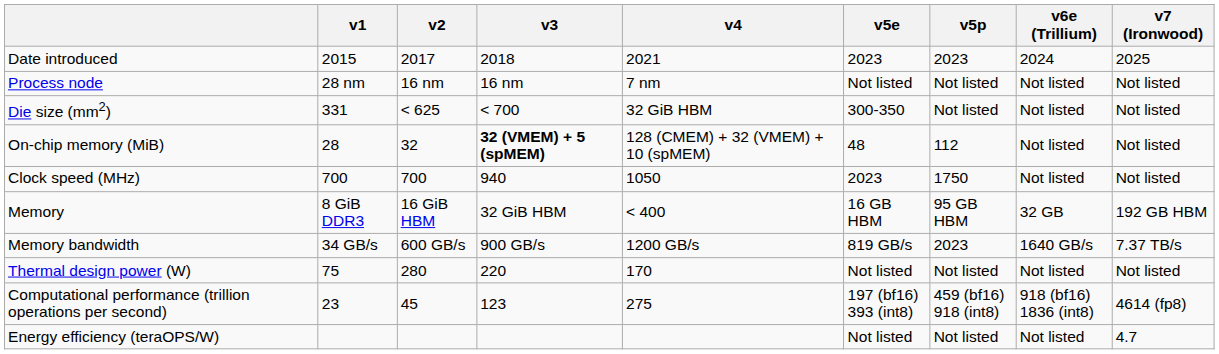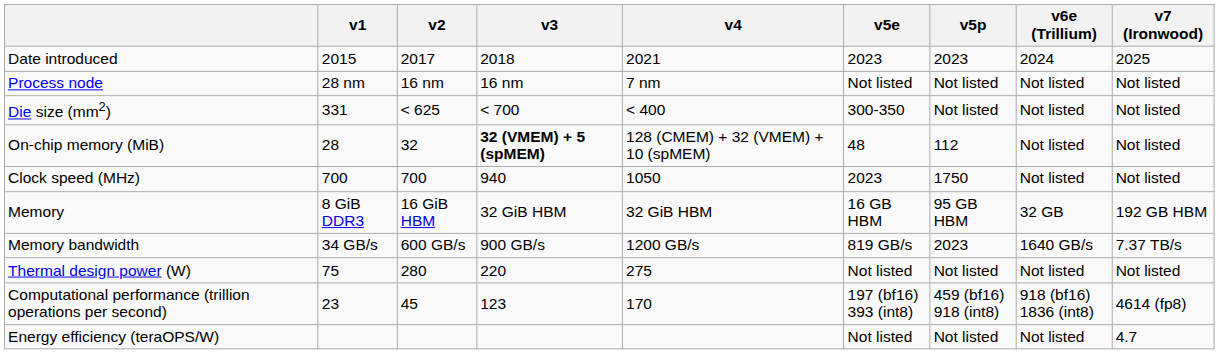(669, 110) 32 GiB HBM -> (646, 110) < 400
(646, 212) < 400 -> (669, 212) 32 GiB HBM
(639, 270) 170 -> (639, 270) 275
(639, 303) 275 -> (639, 303) 170
